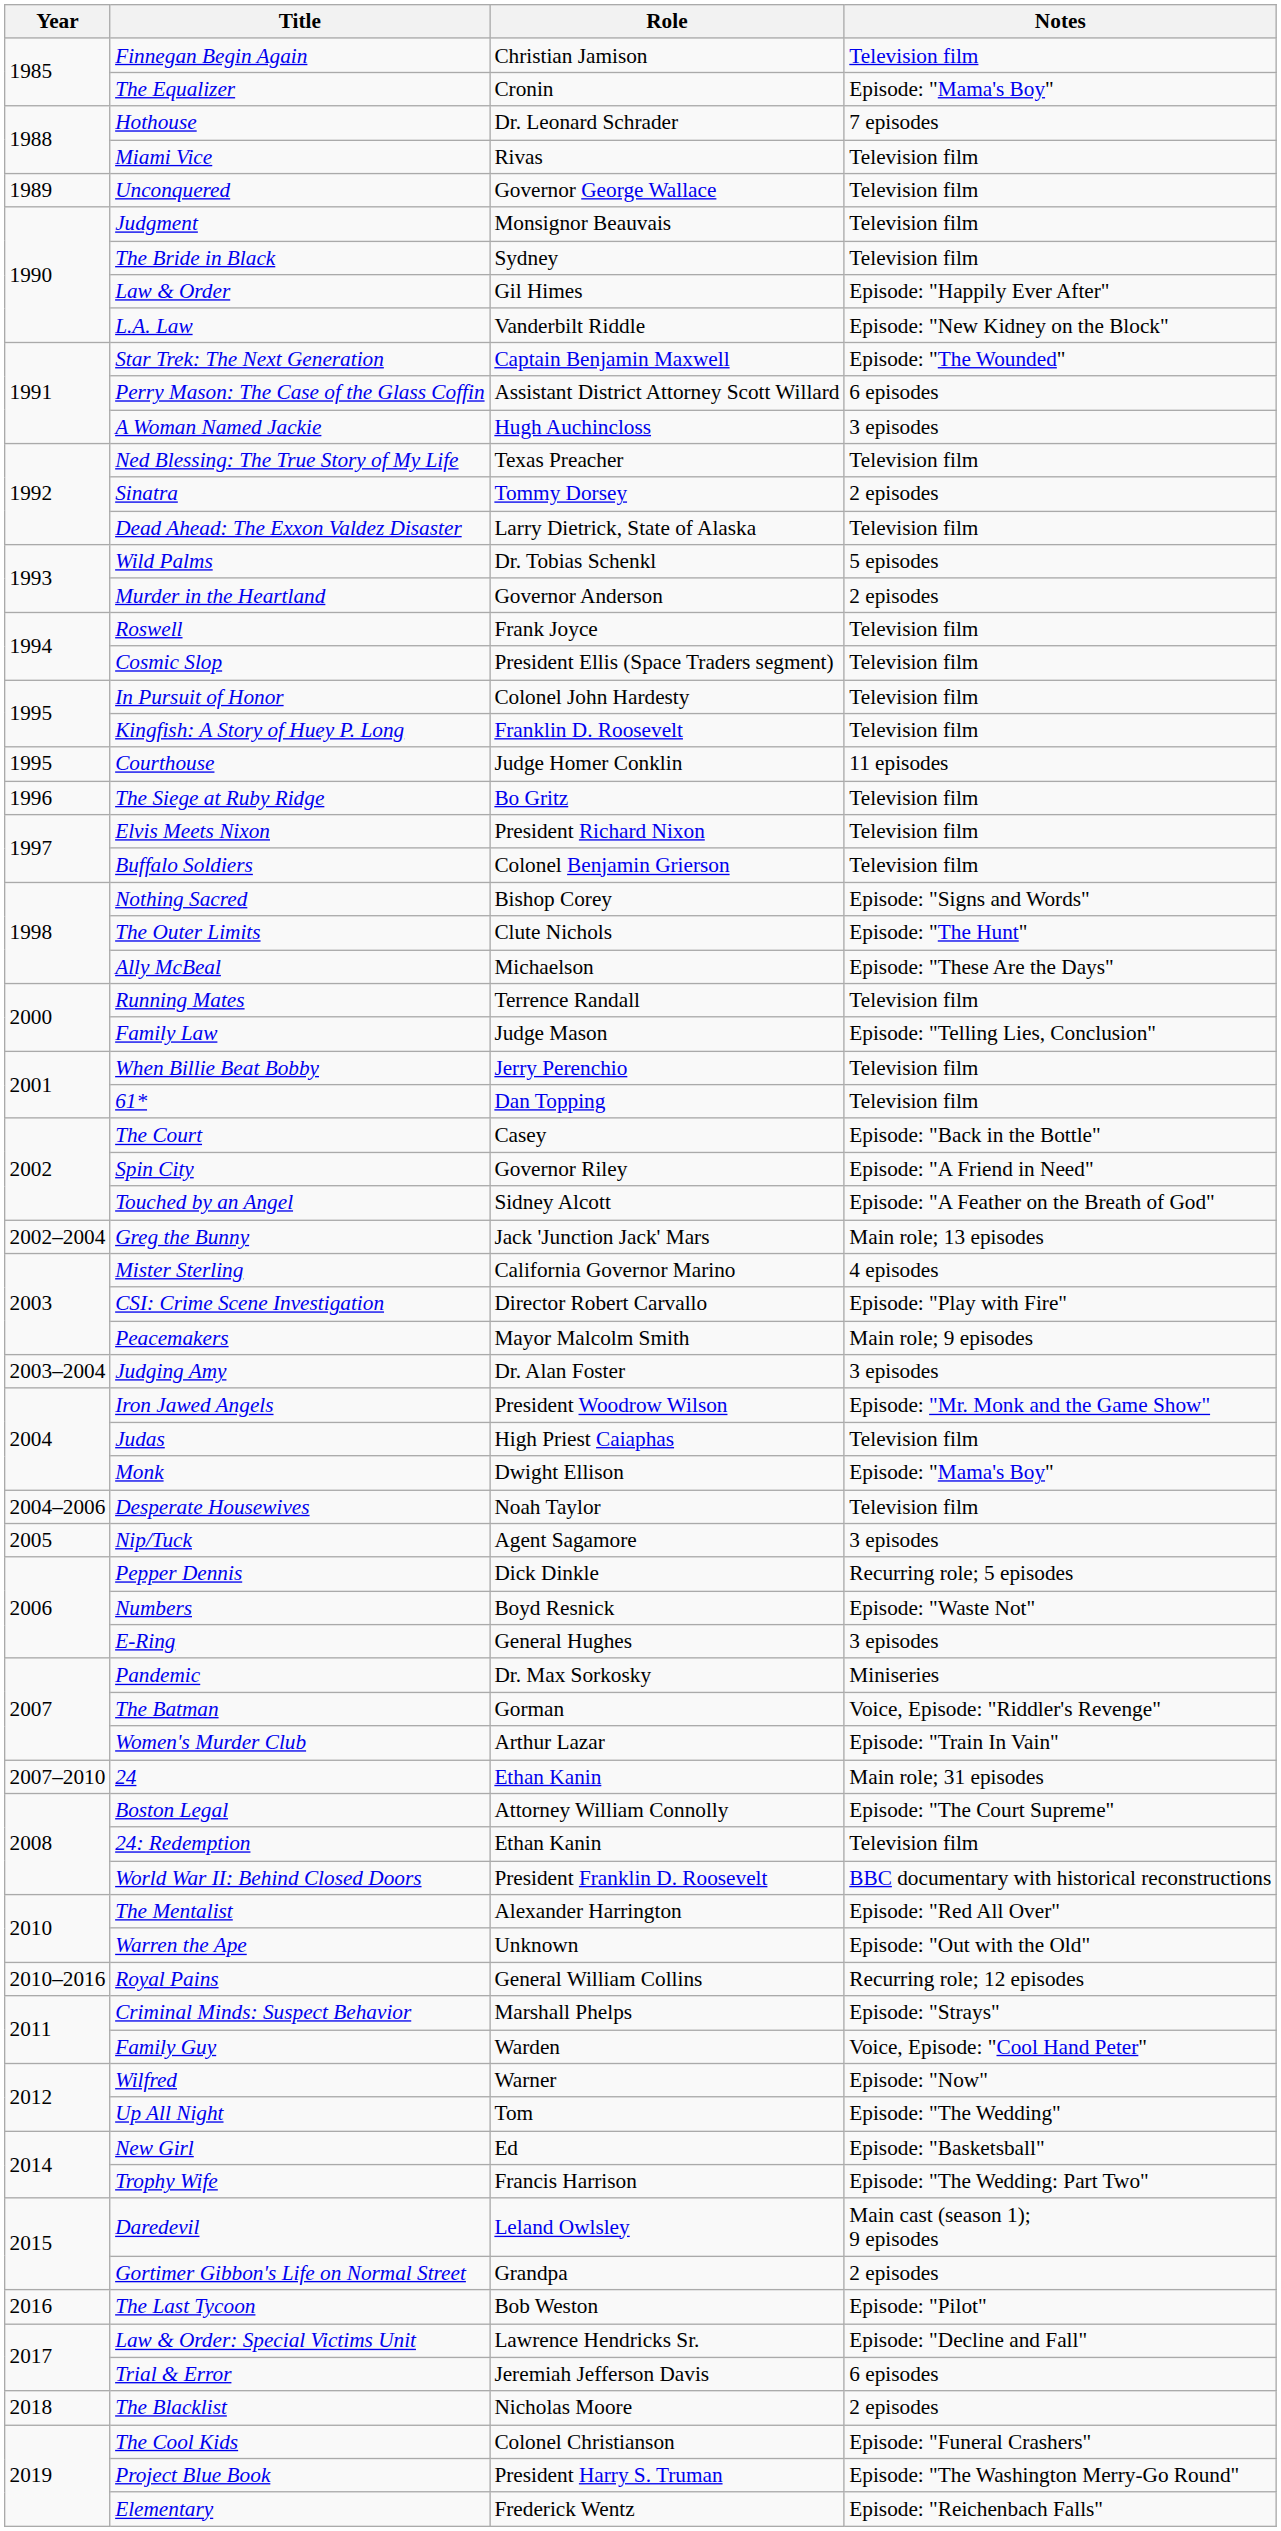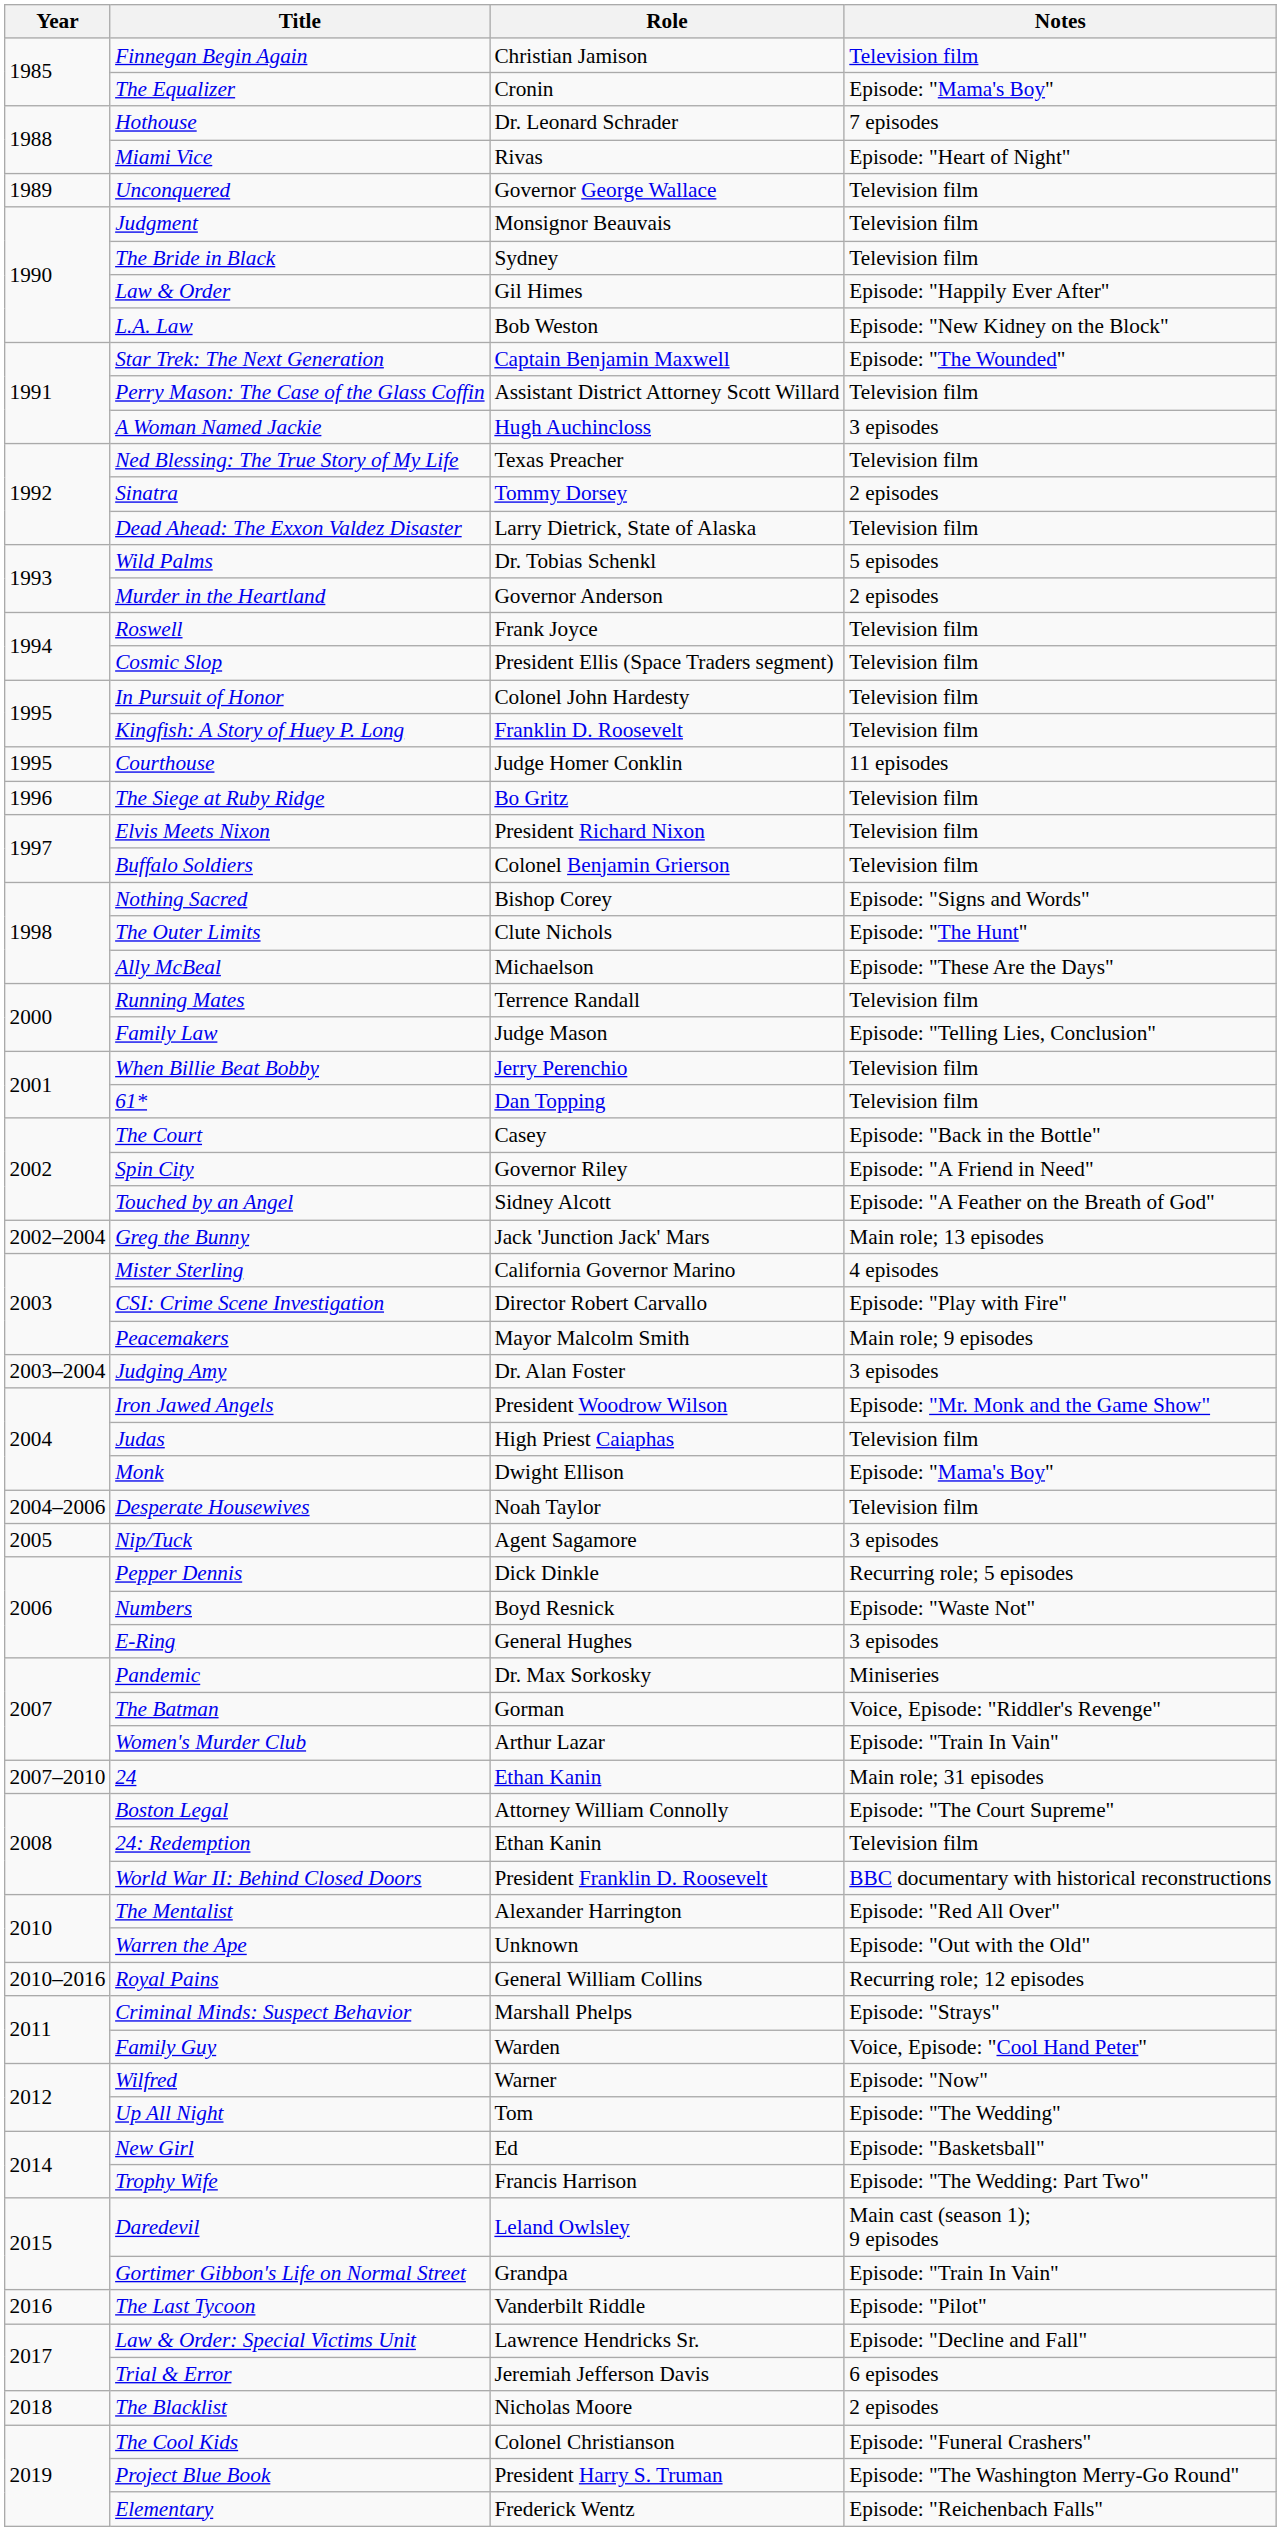(914, 156) Television film -> (960, 156) Episode: "Heart of Night"
(570, 325) Vanderbilt Riddle -> (546, 325) Bob Weston
(894, 392) 6 episodes -> (914, 392) Television film
(894, 2272) 2 episodes -> (954, 2272) Episode: "Train In Vain"
(546, 2306) Bob Weston -> (570, 2306) Vanderbilt Riddle
